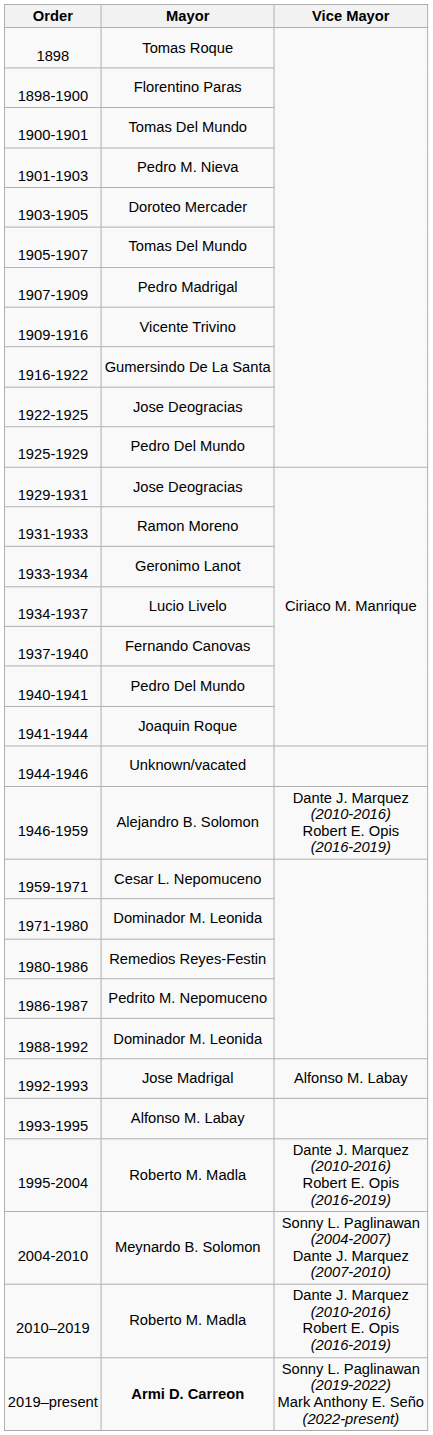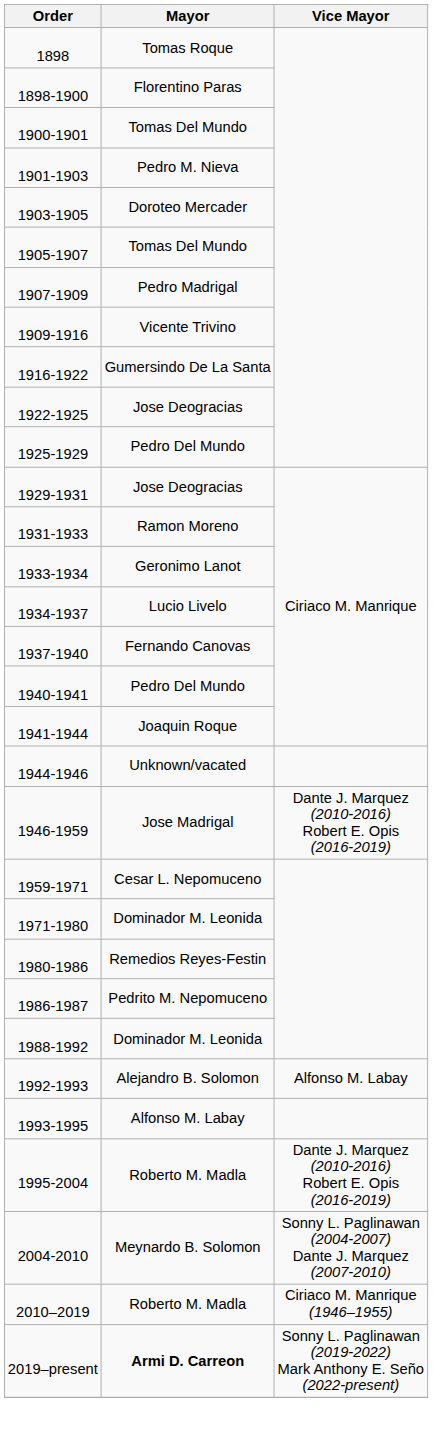(188, 822) Alejandro B. Solomon -> (188, 822) Jose Madrigal
(188, 1078) Jose Madrigal -> (188, 1078) Alejandro B. Solomon
(351, 1320) Dante J. Marquez (2010-2016) Robert E. Opis (2016-2019) -> (351, 1304) Ciriaco M. Manrique (1946–1955)
